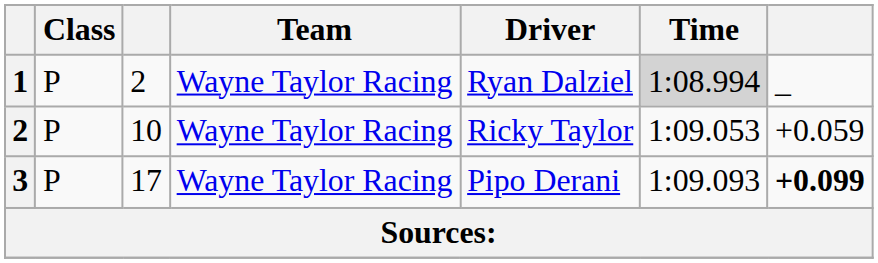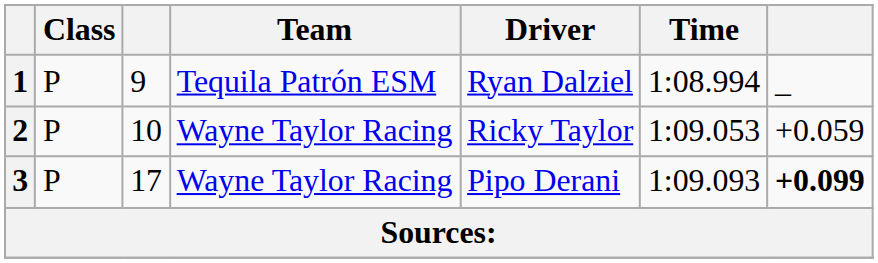(138, 80) 2 -> (138, 80) 9
(315, 80) Wayne Taylor Racing -> (306, 80) Tequila Patrón ESM
(704, 80) lightgrey background -> (704, 80) no background
